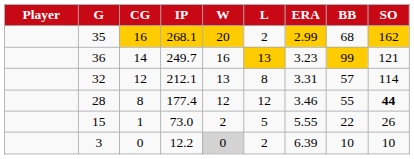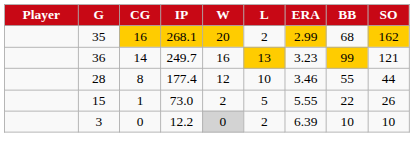- row: (99, 79)
(264, 100) 12 -> (264, 79) 10
(389, 100) bold -> (389, 79) normal
